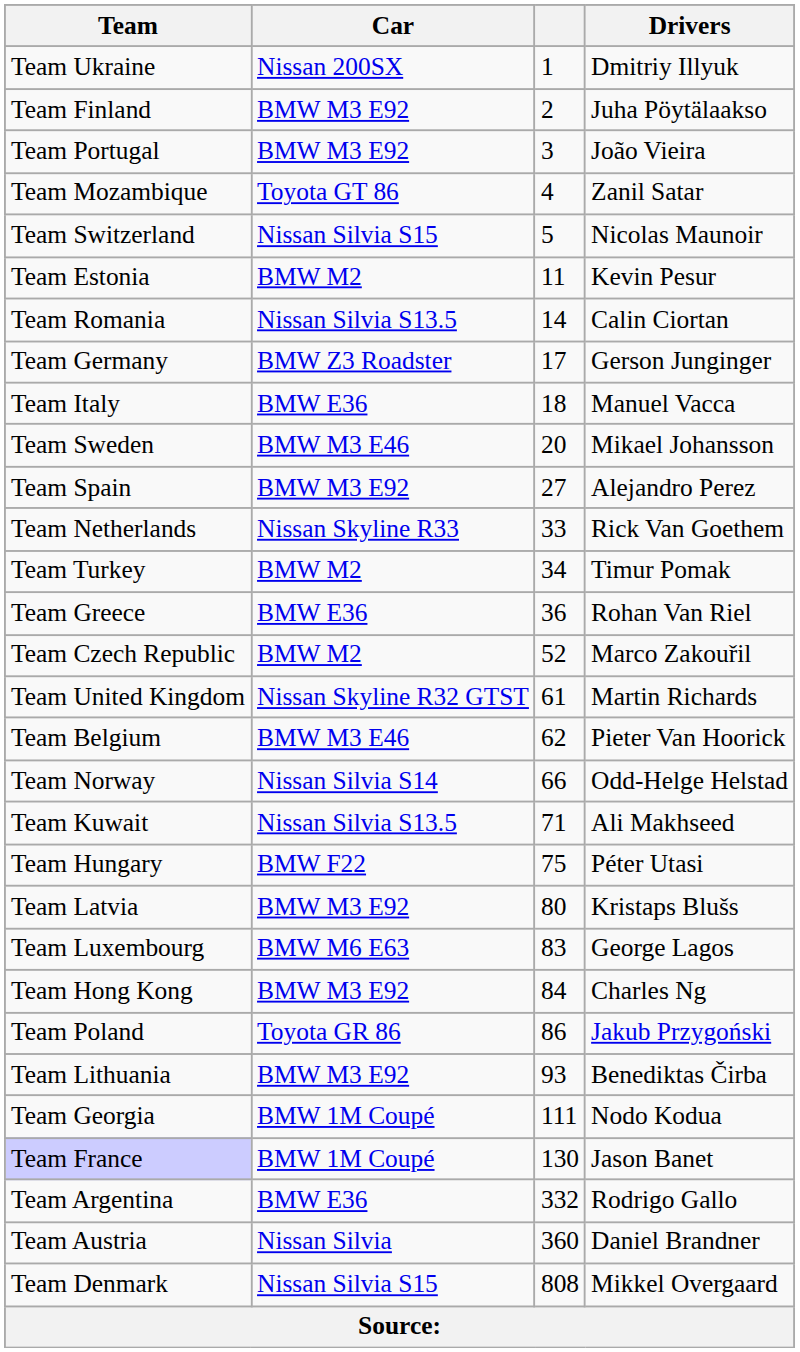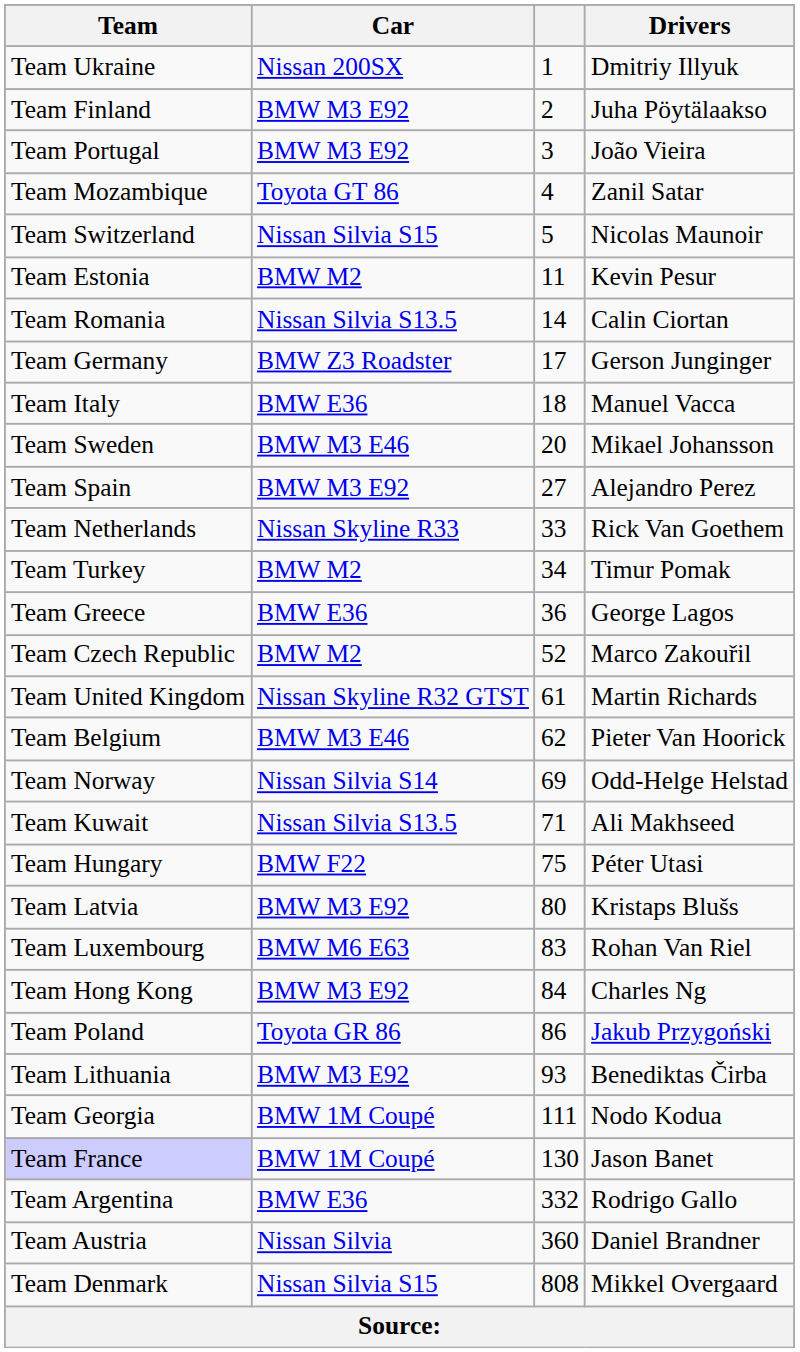(671, 612) Rohan Van Riel -> (663, 612) George Lagos
(554, 780) 66 -> (554, 780) 69
(663, 948) George Lagos -> (671, 948) Rohan Van Riel
